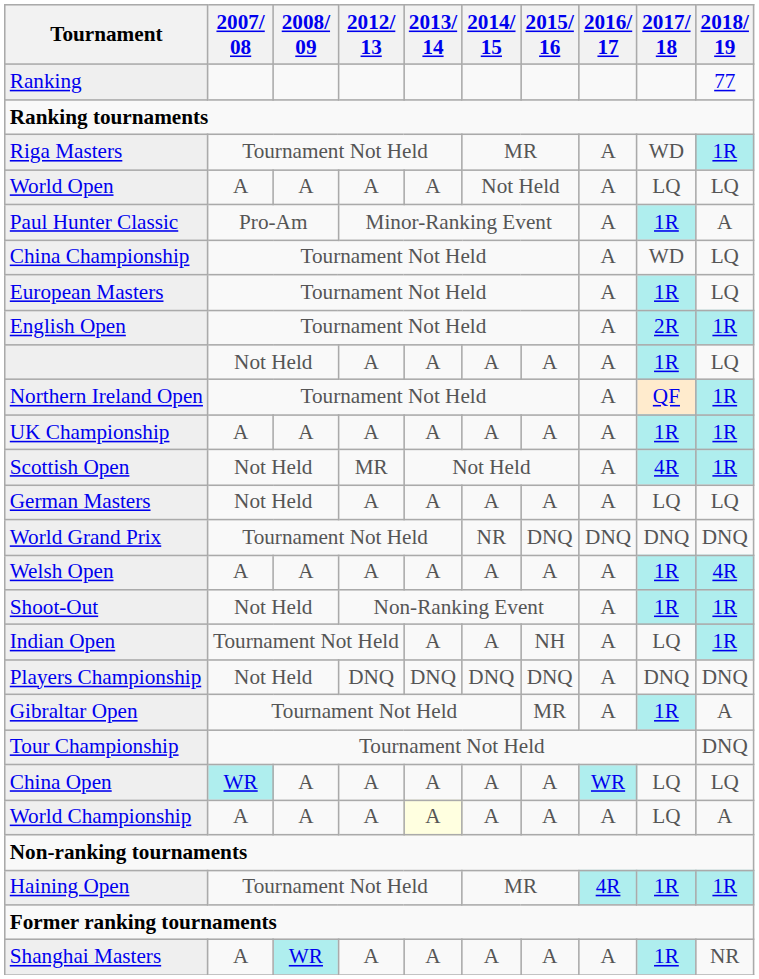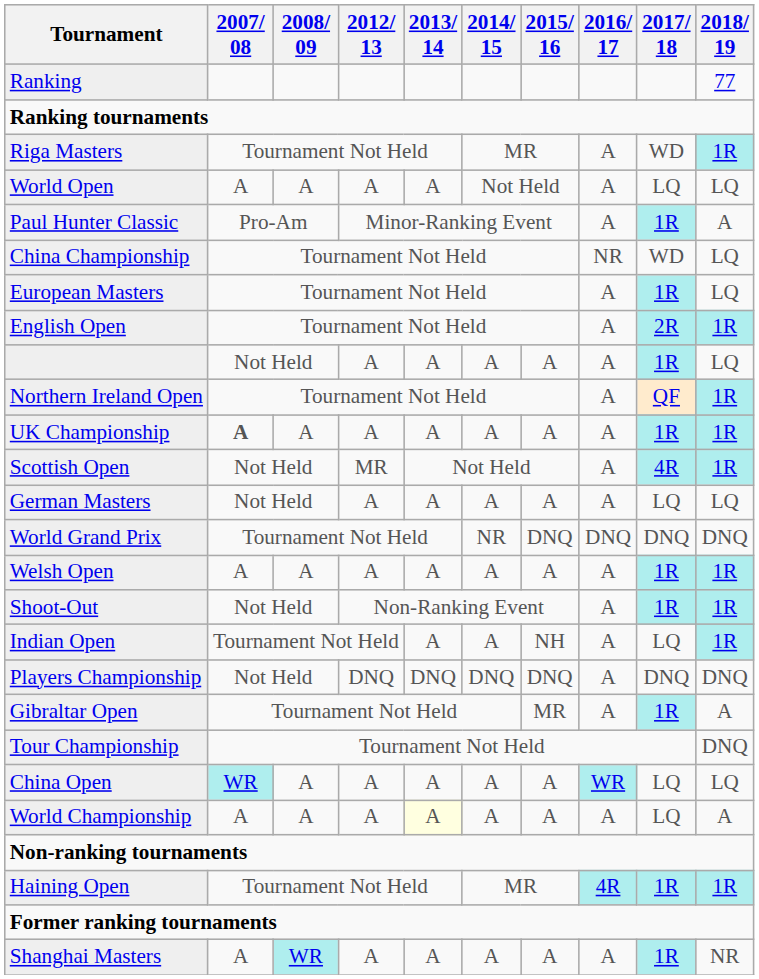(608, 256) A -> (608, 256) NR
(241, 431) normal -> (241, 431) bold
(725, 571) 4R -> (725, 571) 1R
